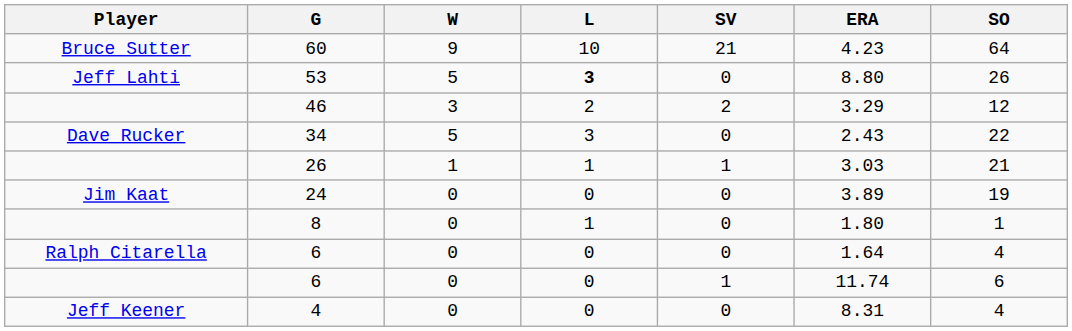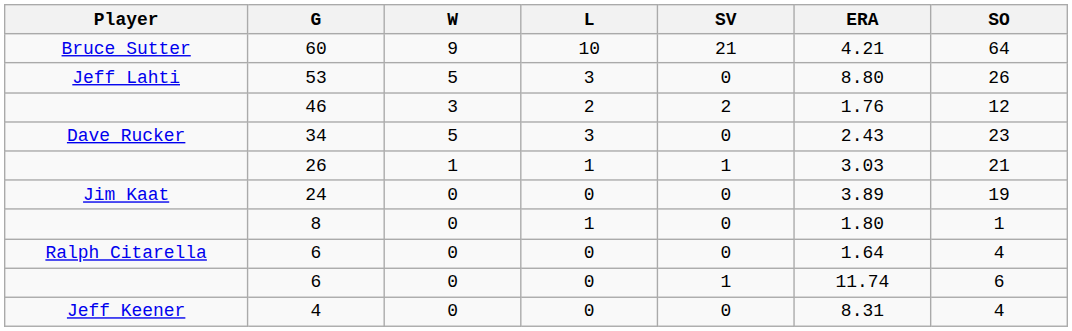(862, 49) 4.23 -> (862, 49) 4.21
(589, 78) bold -> (589, 78) normal
(862, 107) 3.29 -> (862, 107) 1.76
(999, 136) 22 -> (999, 136) 23
